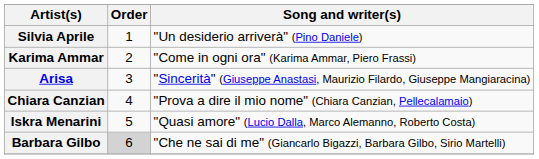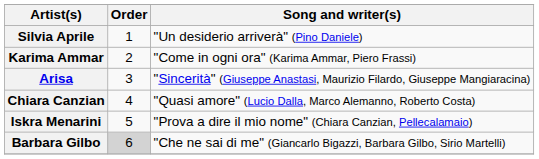(313, 100) "Prova a dire il mio nome" (Chiara Canzian, Pellecalamaio) -> (314, 100) "Quasi amore" (Lucio Dalla, Marco Alemanno, Roberto Costa)
(314, 121) "Quasi amore" (Lucio Dalla, Marco Alemanno, Roberto Costa) -> (313, 121) "Prova a dire il mio nome" (Chiara Canzian, Pellecalamaio)
